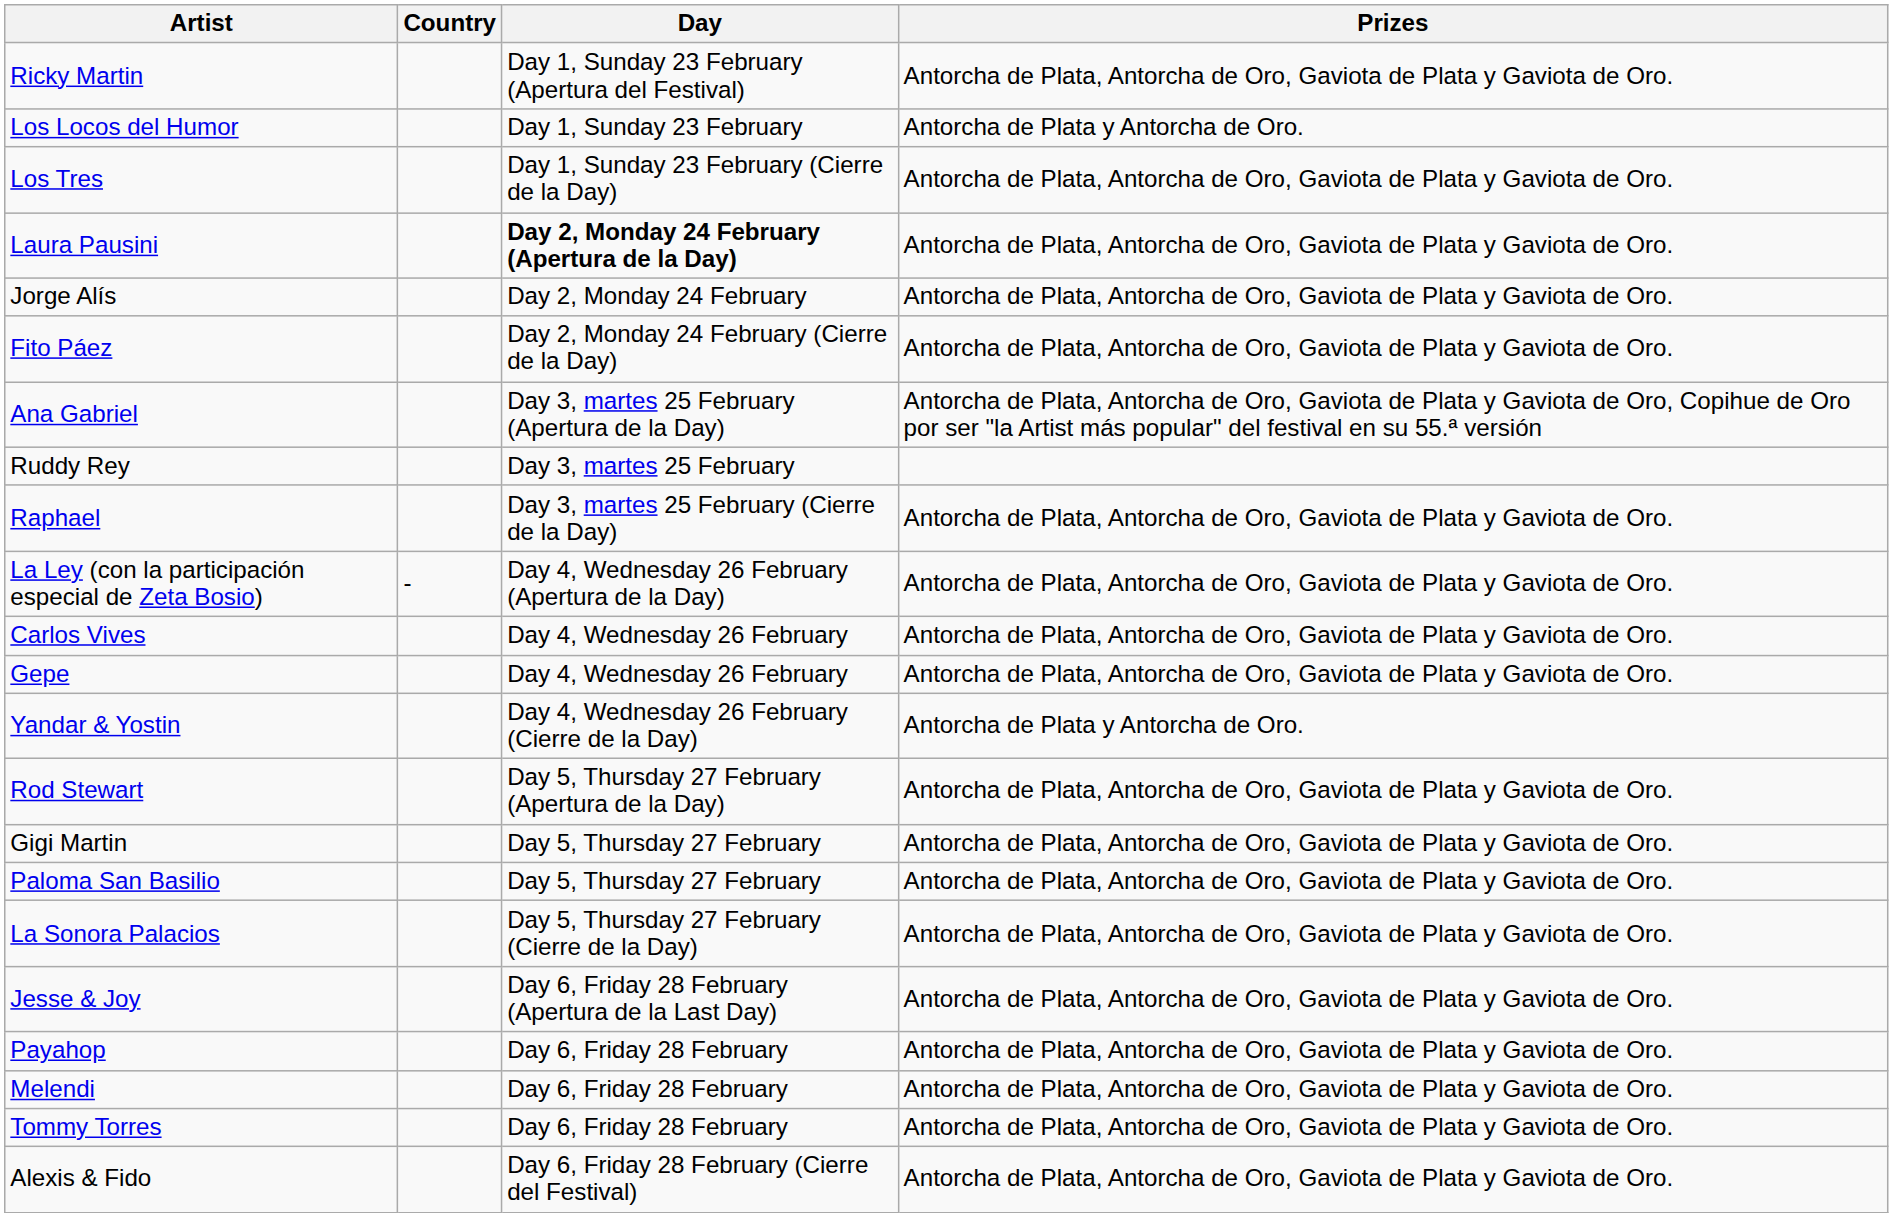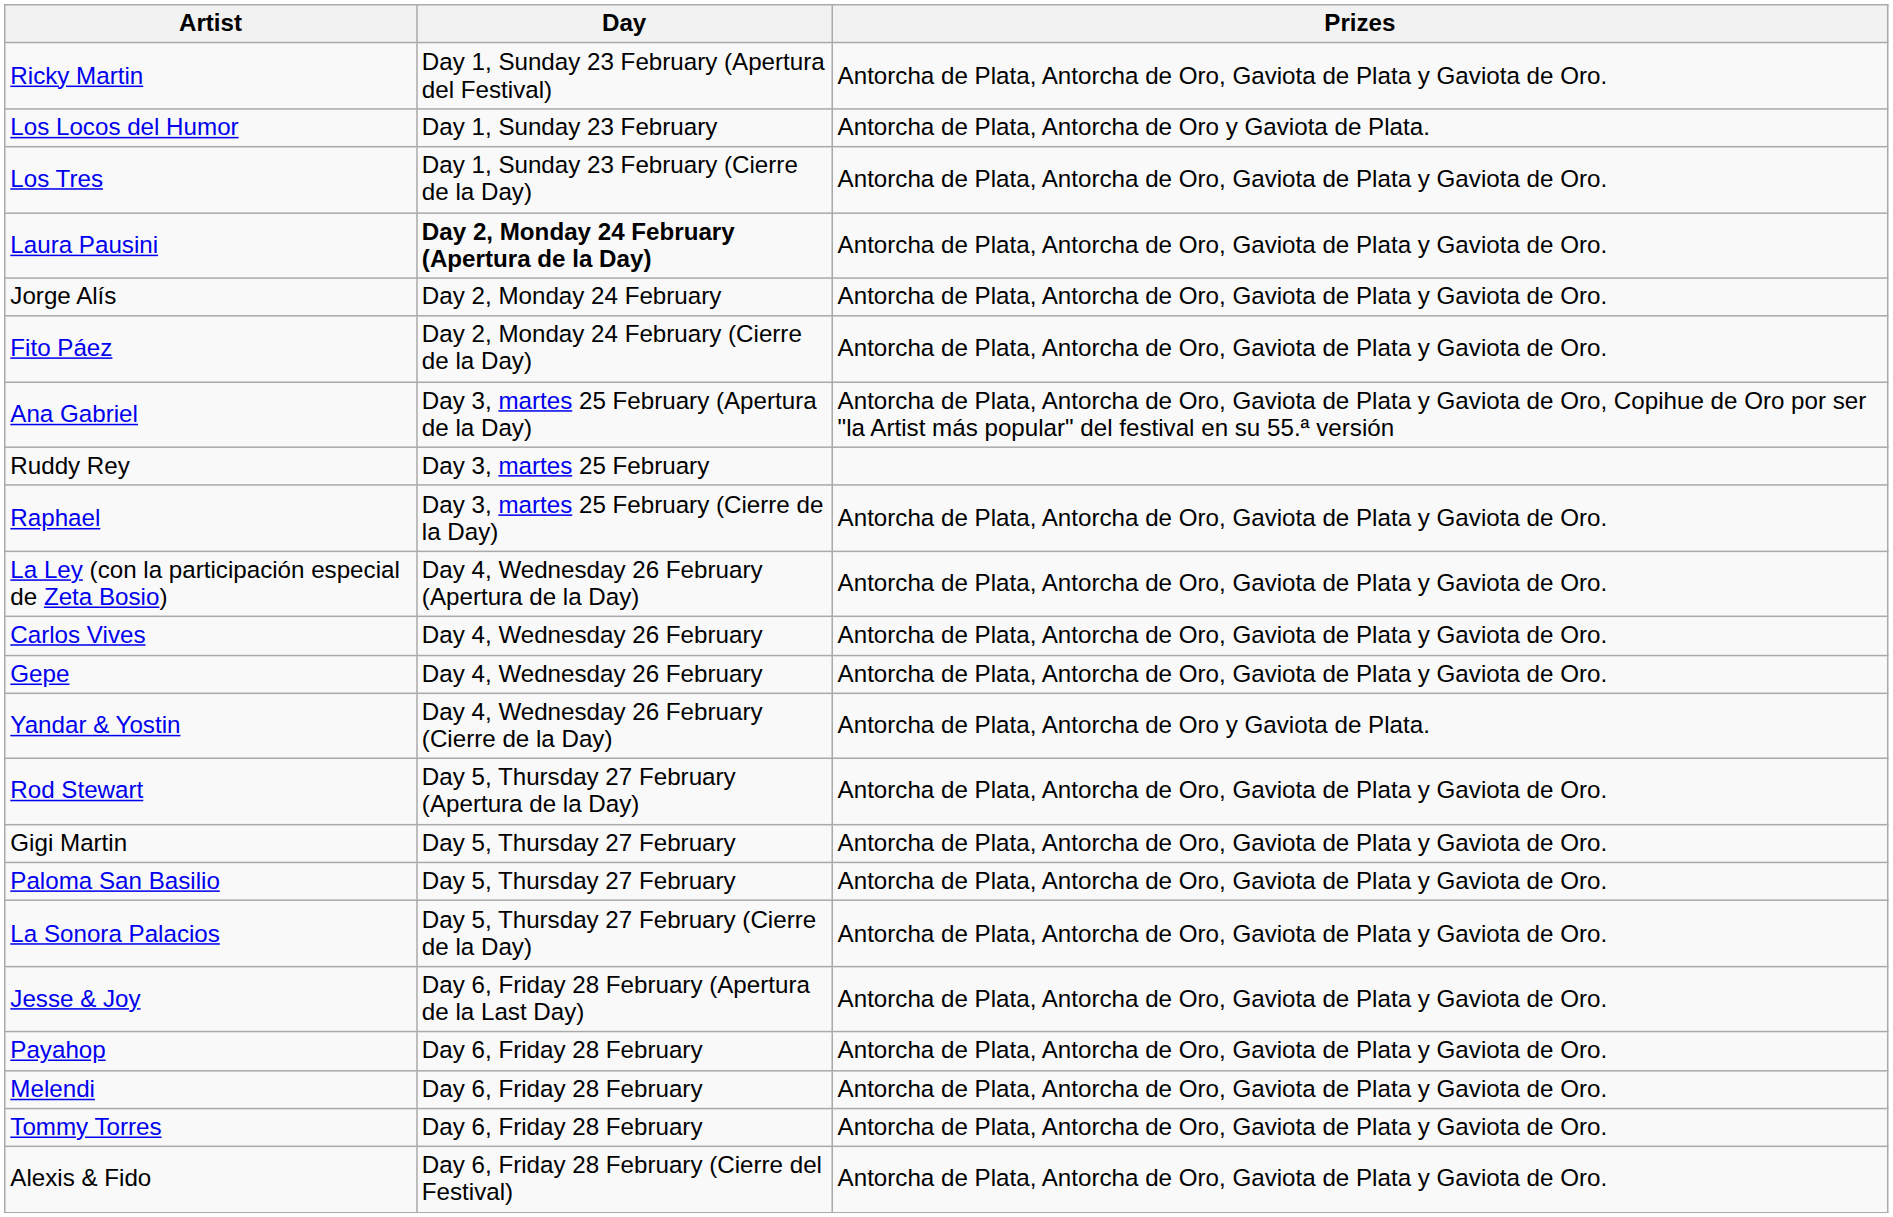- column: (450, 23)
(1104, 127) Antorcha de Plata y Antorcha de Oro. -> (1134, 127) Antorcha de Plata, Antorcha de Oro y Gaviota de Plata.
(1104, 725) Antorcha de Plata y Antorcha de Oro. -> (1134, 725) Antorcha de Plata, Antorcha de Oro y Gaviota de Plata.
